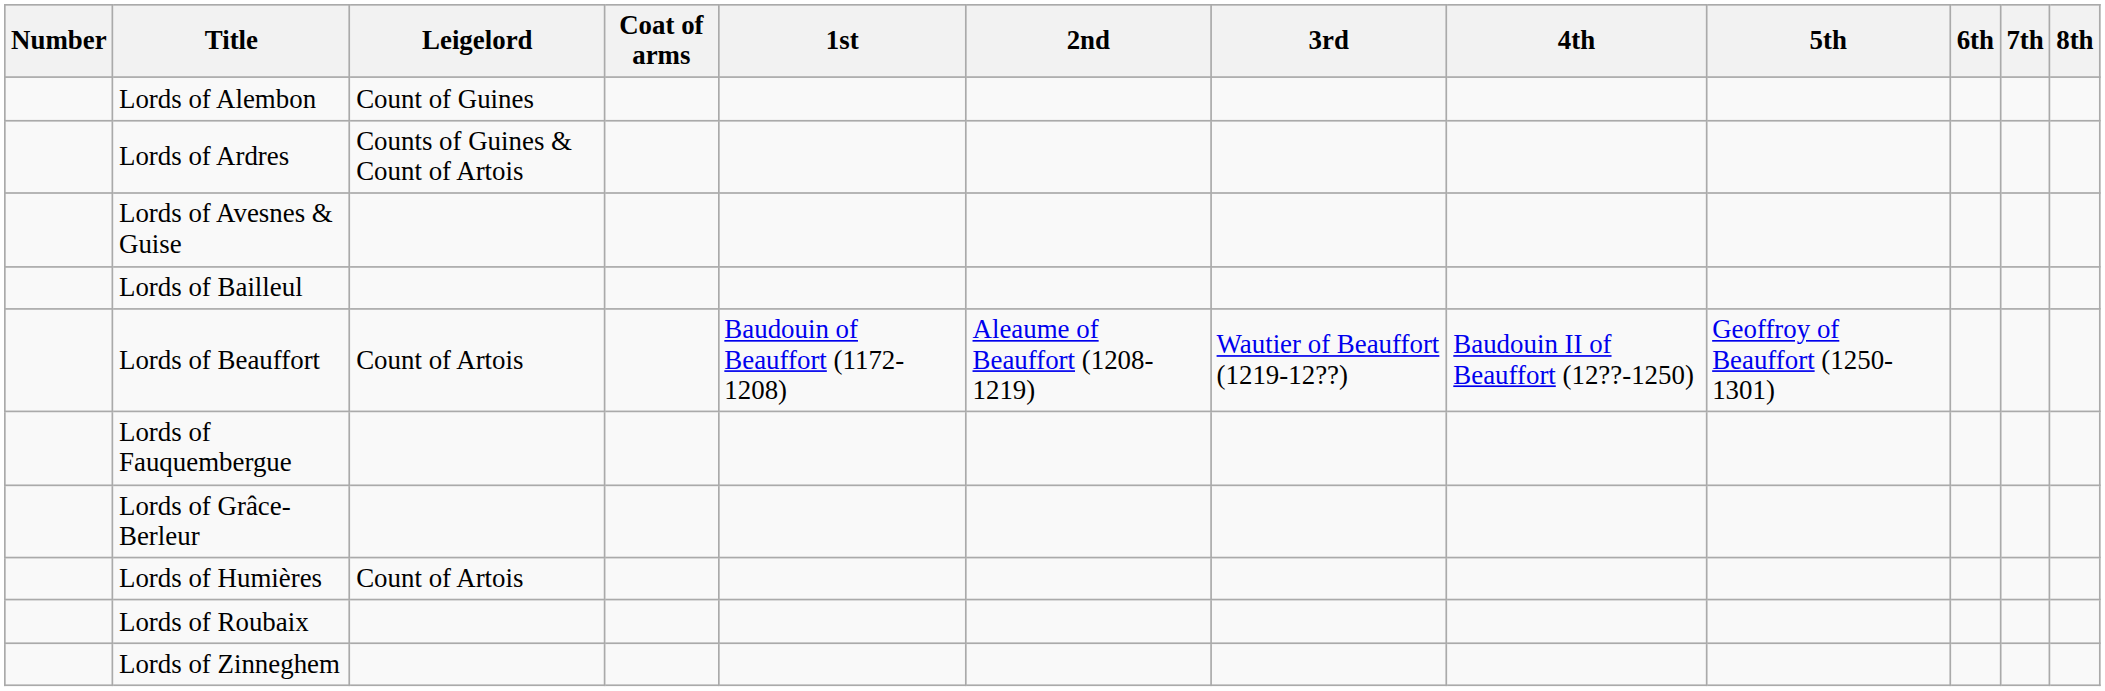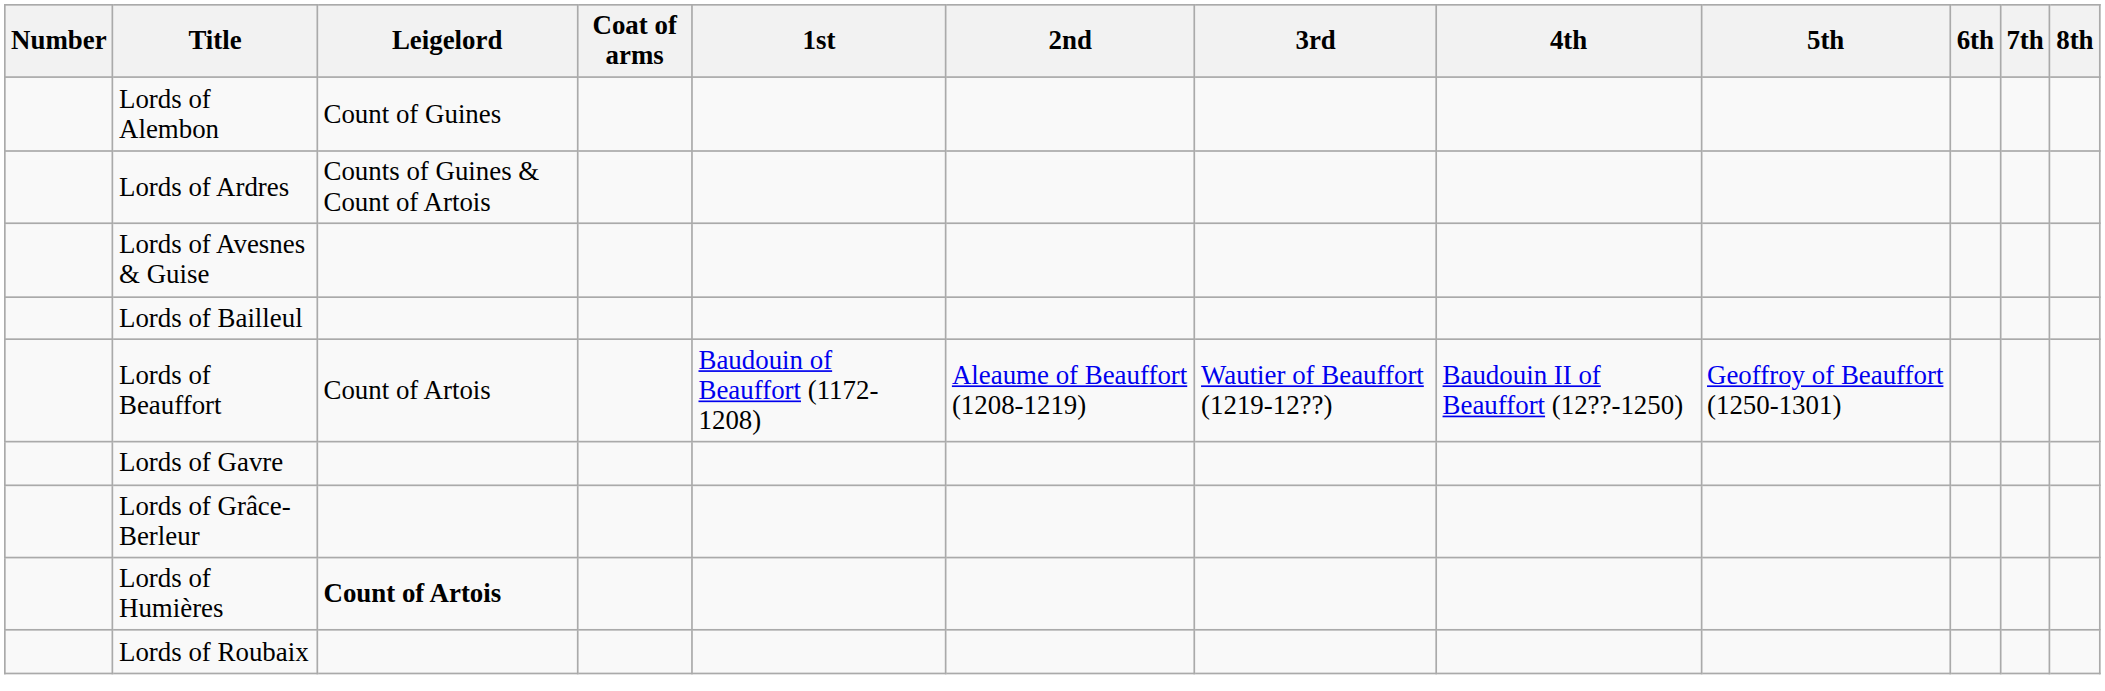- row: (205, 447)
+ row: (201, 463)
(440, 578) normal -> (412, 593) bold
- row: (229, 663)
